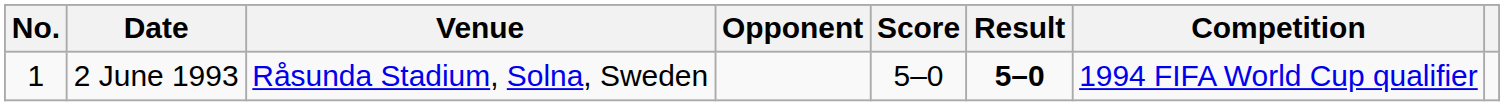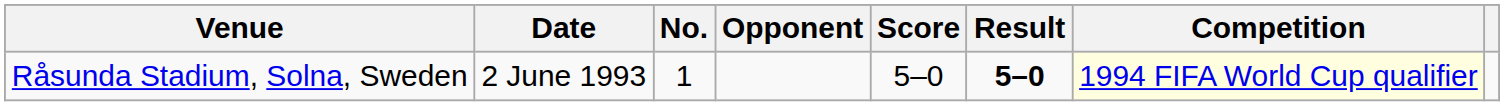columns swapped: (36, 28) <-> (480, 28)
(1278, 75) no background -> (1278, 75) lightyellow background
